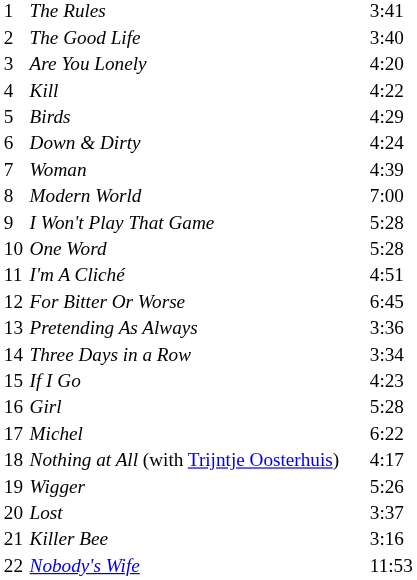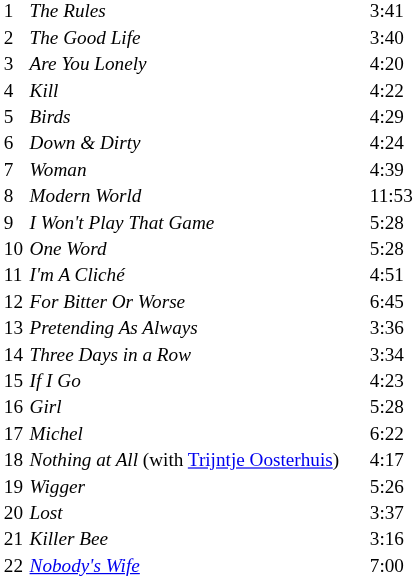(387, 196) 7:00 -> (391, 196) 11:53
(391, 565) 11:53 -> (387, 565) 7:00
